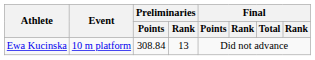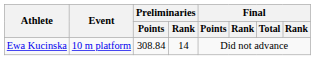(183, 46) 13 -> (183, 46) 14
